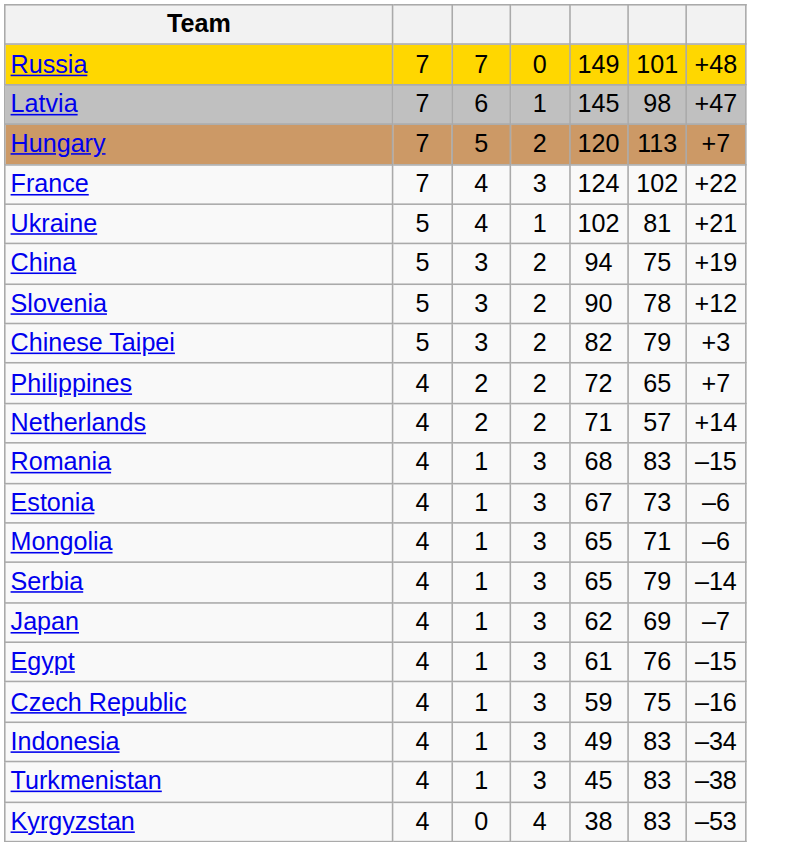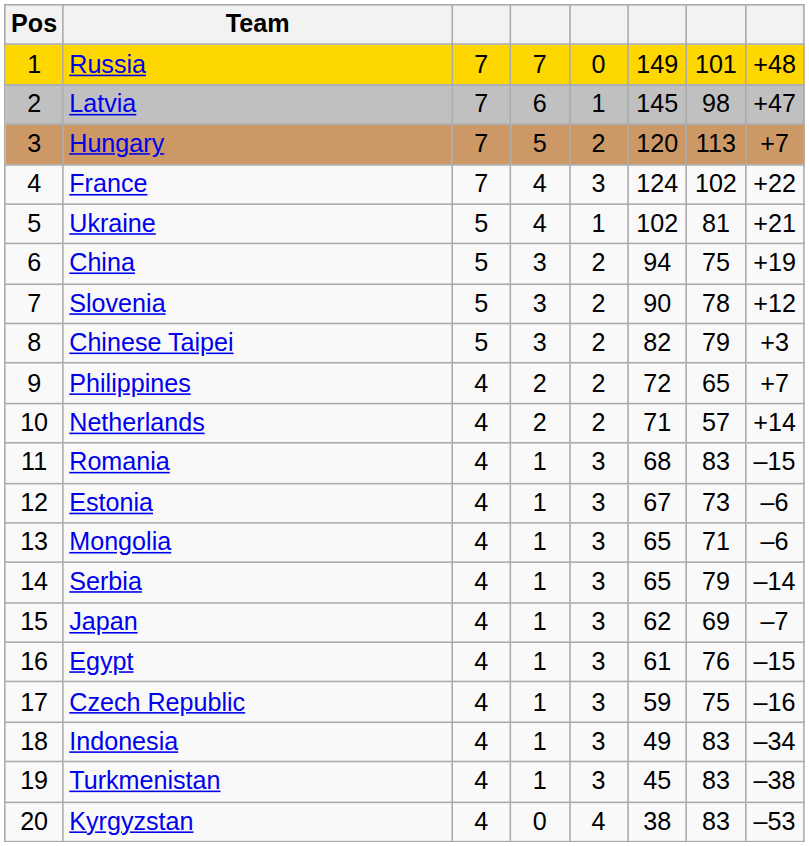+ column: (34, 24)
